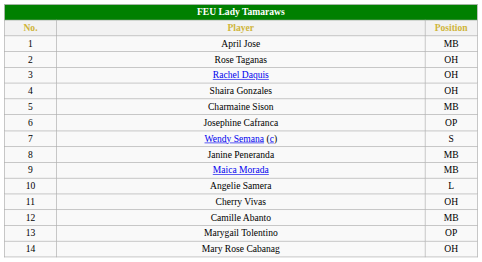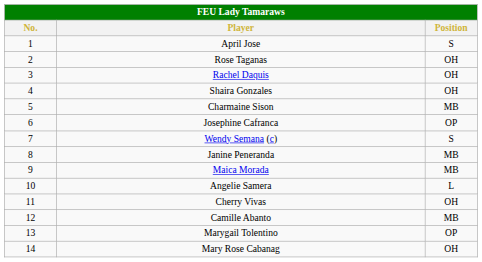(451, 44) MB -> (451, 44) S
